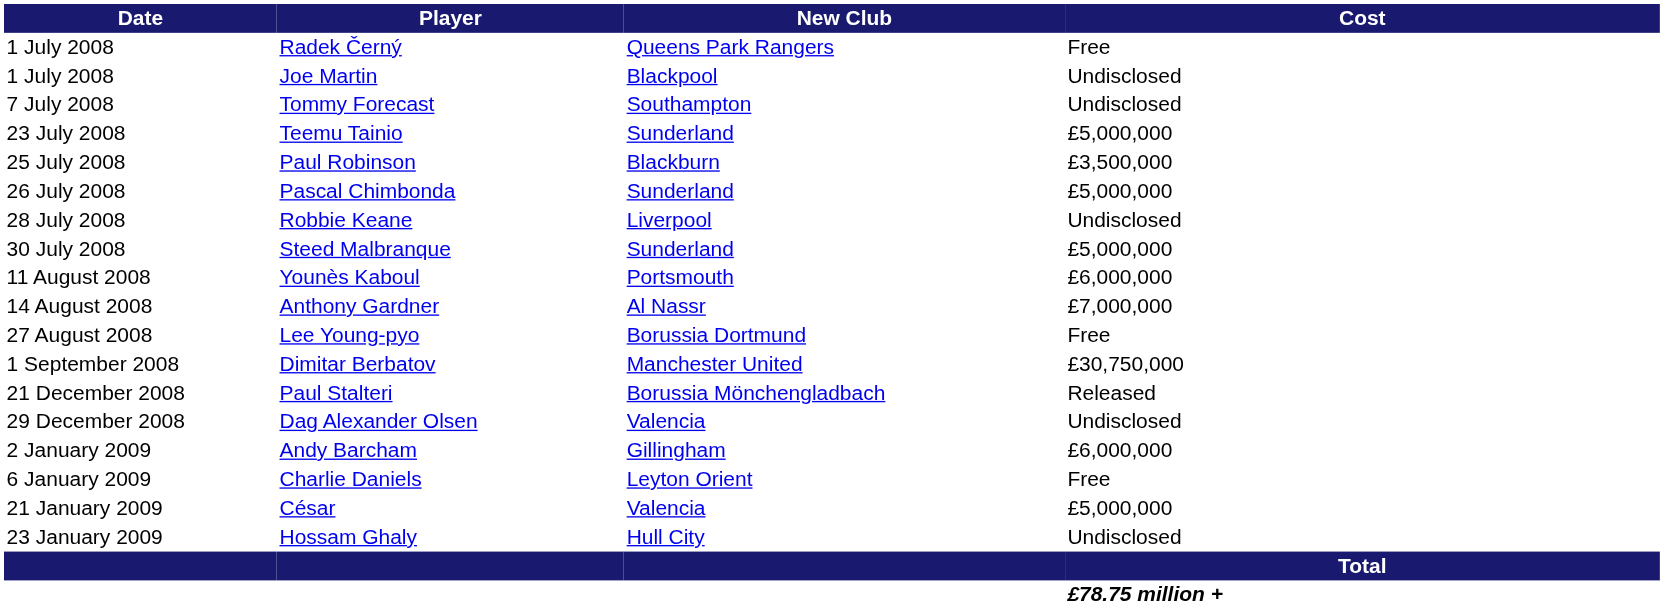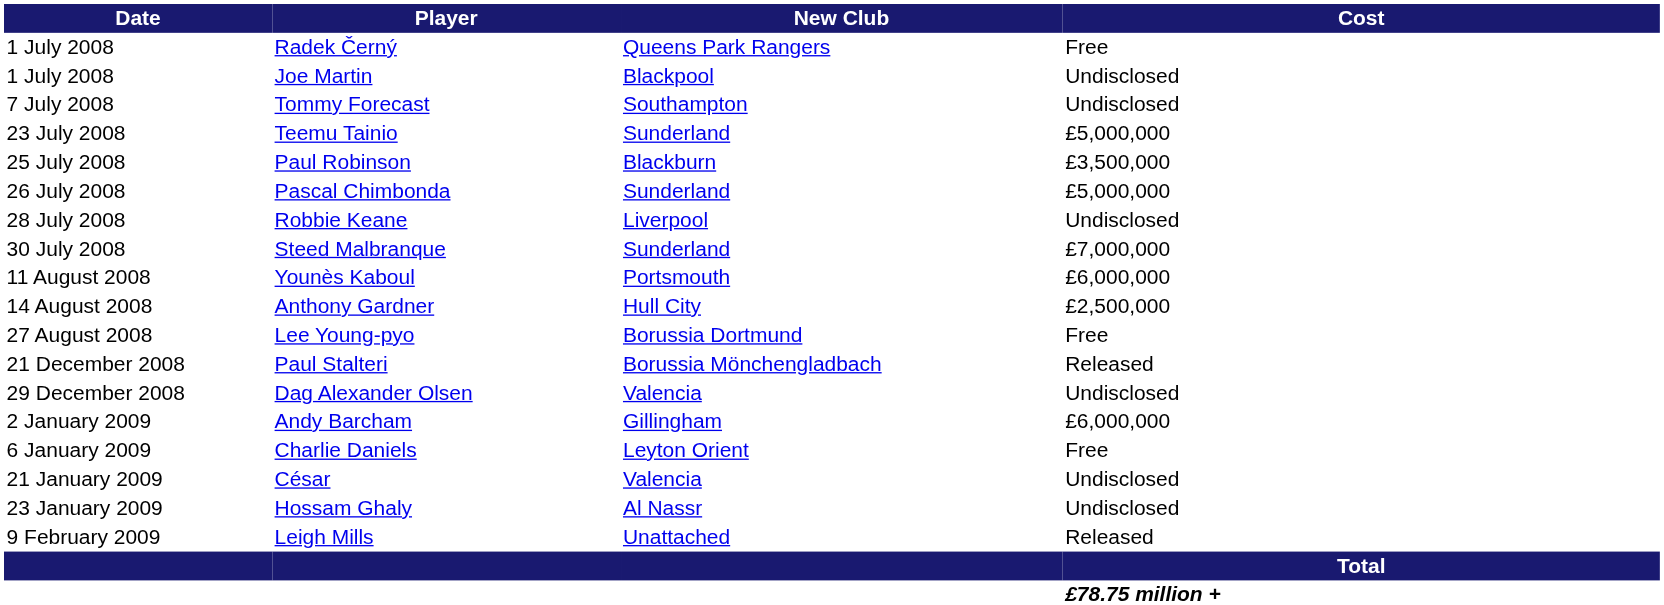(1120, 248) £5,000,000 -> (1118, 248) £7,000,000
(666, 306) Al Nassr -> (662, 306) Hull City
(1120, 306) £7,000,000 -> (1118, 306) £2,500,000
- row: (93, 364)
(1120, 508) £5,000,000 -> (1122, 479) Undisclosed
(666, 537) Hull City -> (663, 508) Al Nassr
+ row: (84, 537)
